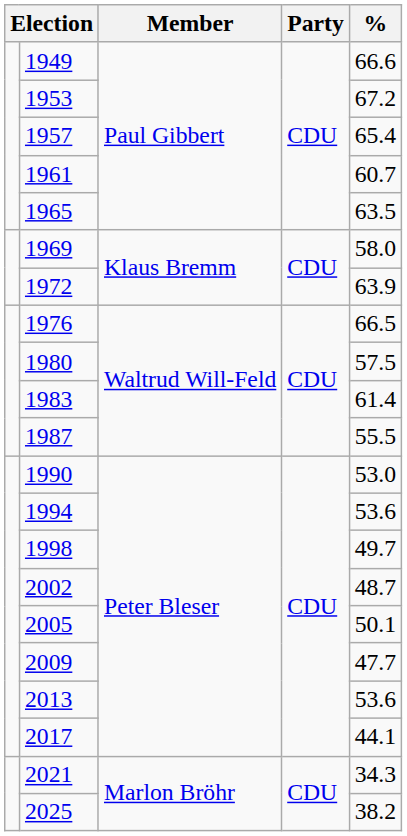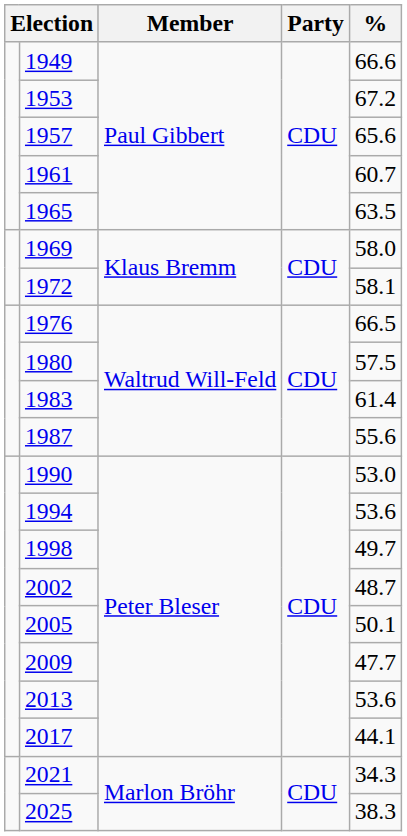(375, 135) 65.4 -> (375, 135) 65.6
(375, 286) 63.9 -> (375, 286) 58.1
(375, 436) 55.5 -> (375, 436) 55.6
(375, 811) 38.2 -> (375, 811) 38.3
